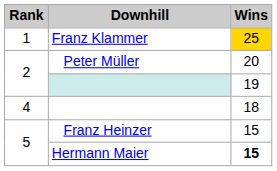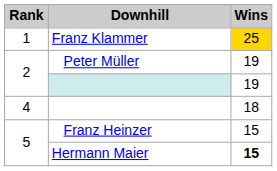(251, 61) 20 -> (251, 61) 19
